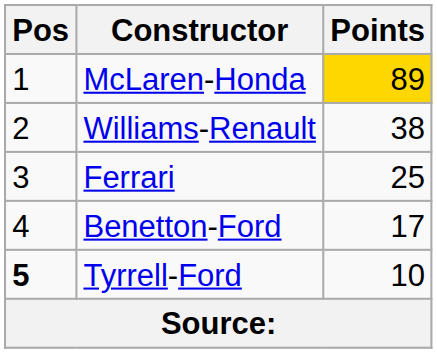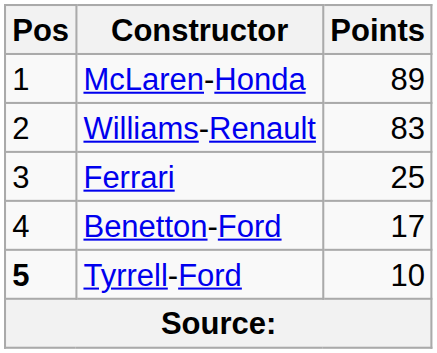(408, 79) gold background -> (408, 79) no background
(408, 128) 38 -> (408, 128) 83
